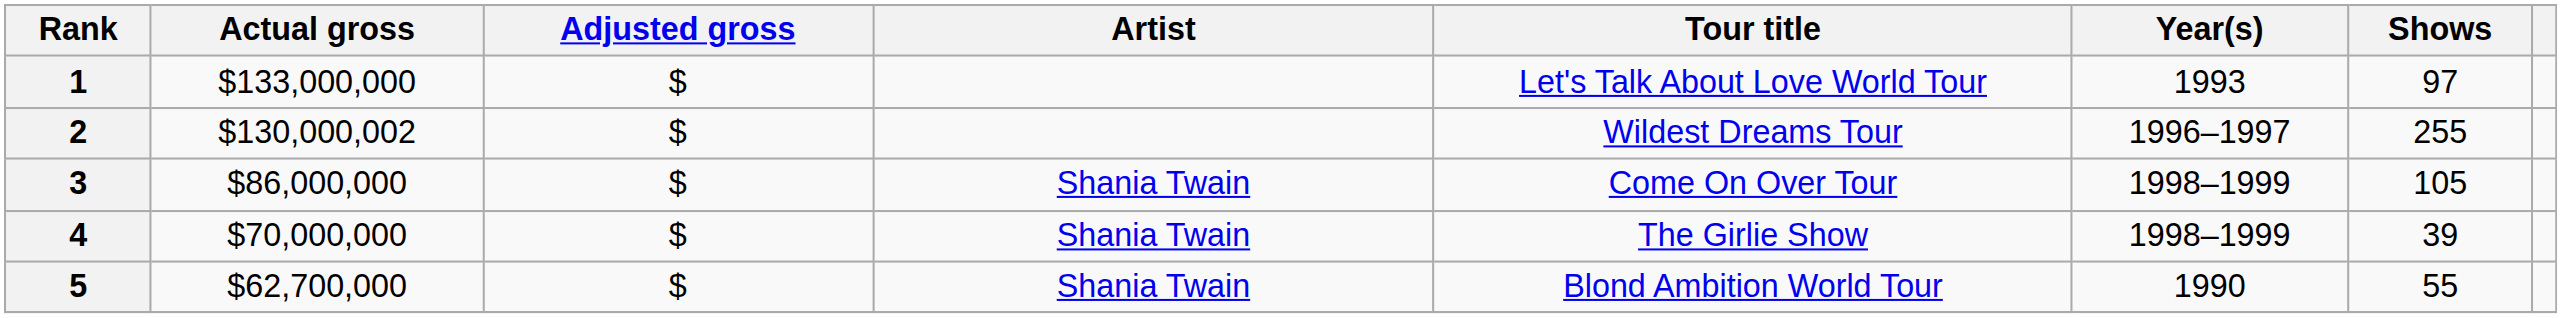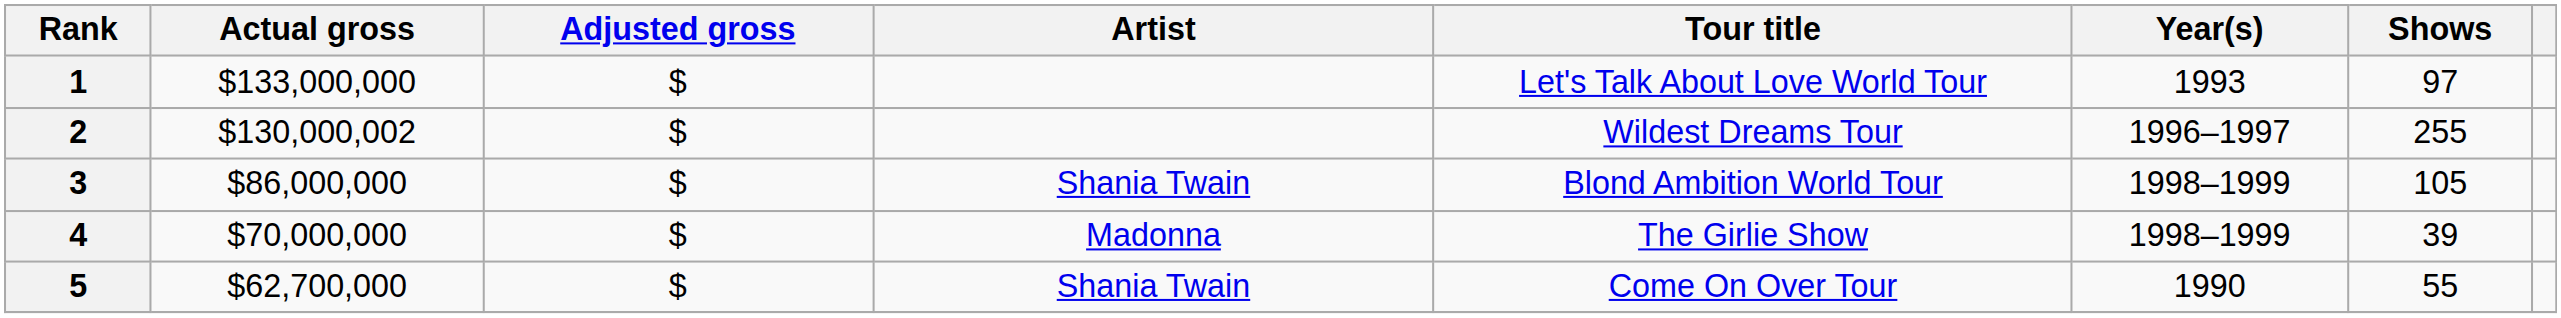(1753, 183) Come On Over Tour -> (1753, 183) Blond Ambition World Tour
(1153, 235) Shania Twain -> (1153, 235) Madonna
(1753, 286) Blond Ambition World Tour -> (1753, 286) Come On Over Tour
